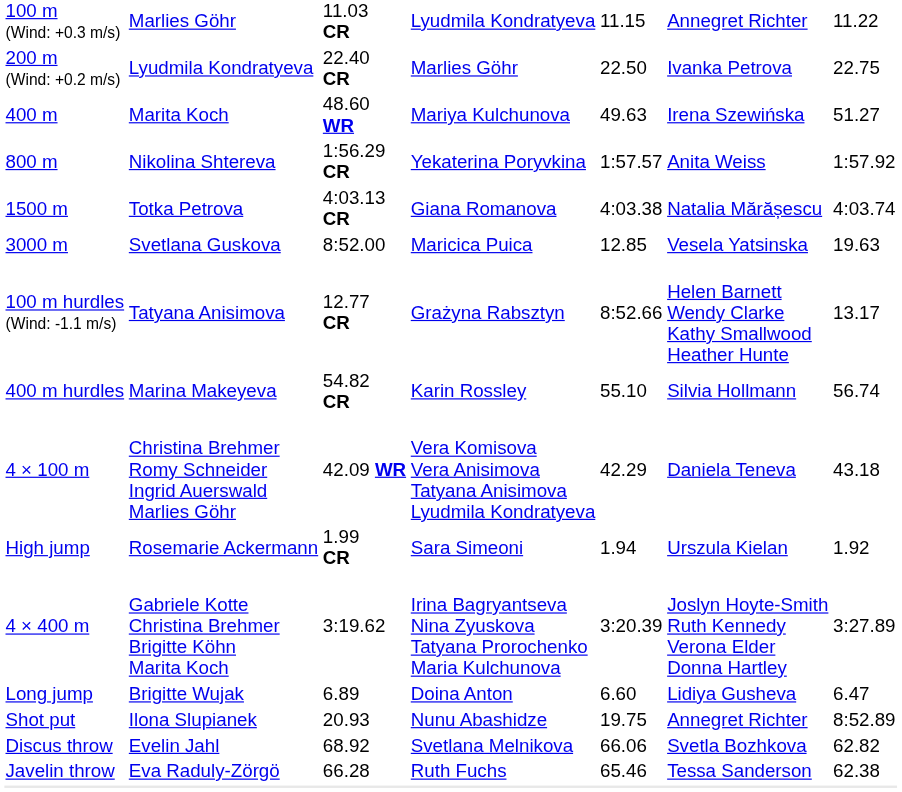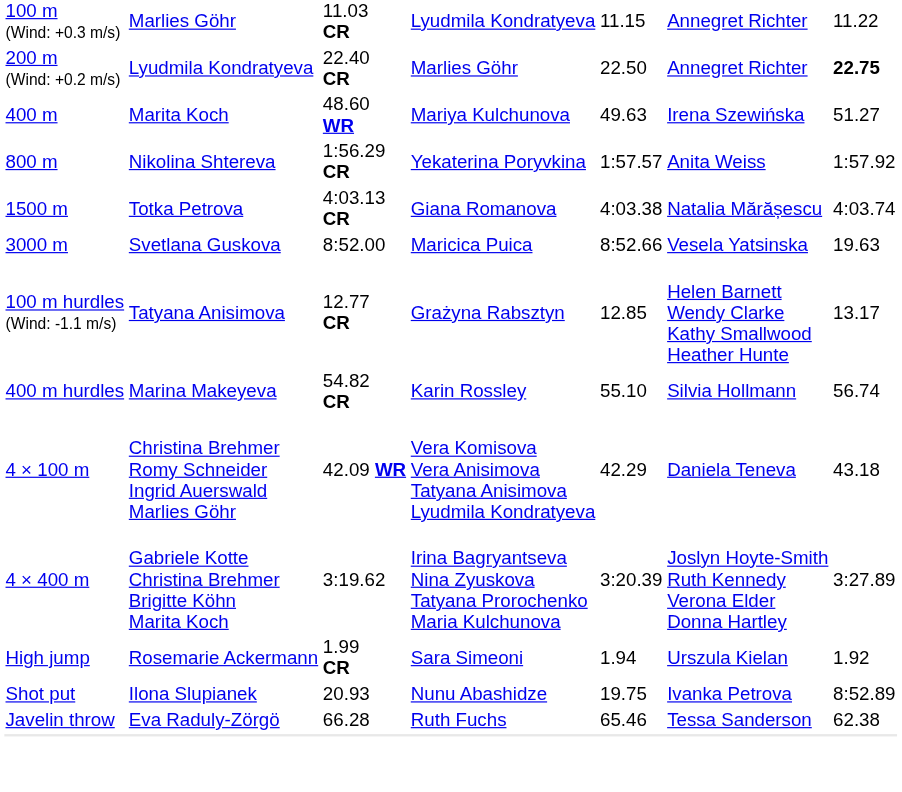(730, 68) Ivanka Petrova -> (737, 68) Annegret Richter
(856, 68) normal -> (856, 68) bold
(623, 244) 12.85 -> (631, 244) 8:52.66
(631, 312) 8:52.66 -> (623, 312) 12.85
rows swapped: (47, 626) <-> (48, 547)
- row: (49, 694)
(737, 719) Annegret Richter -> (730, 694) Ivanka Petrova
- row: (59, 745)
